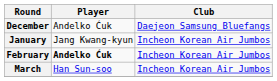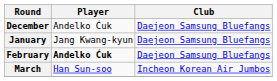(204, 40) Incheon Korean Air Jumbos -> (204, 40) Daejeon Samsung Bluefangs
(204, 55) Incheon Korean Air Jumbos -> (204, 55) Daejeon Samsung Bluefangs
